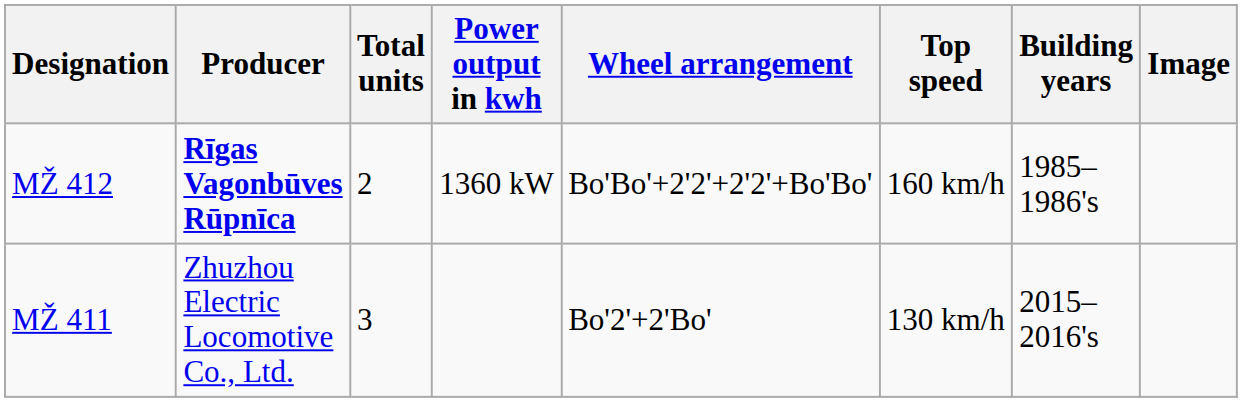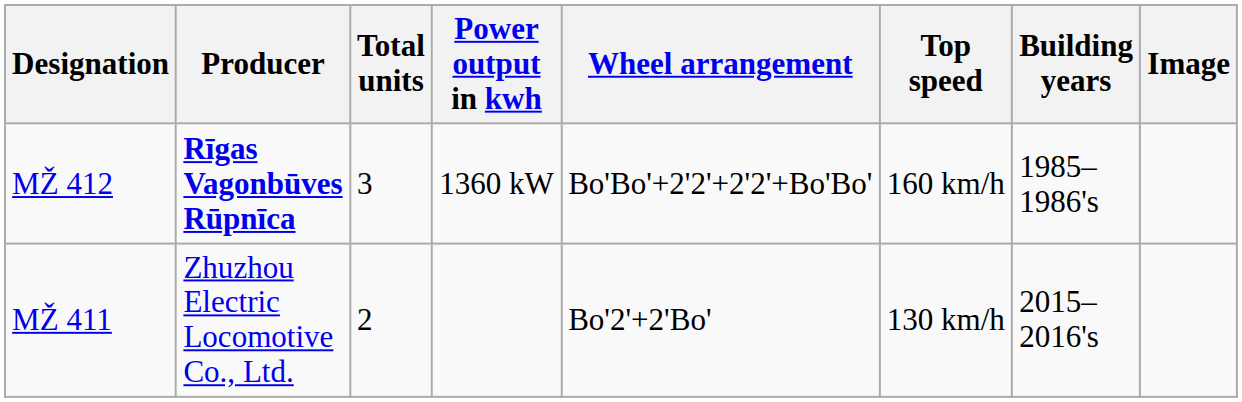(365, 183) 2 -> (365, 183) 3
(365, 319) 3 -> (365, 319) 2
